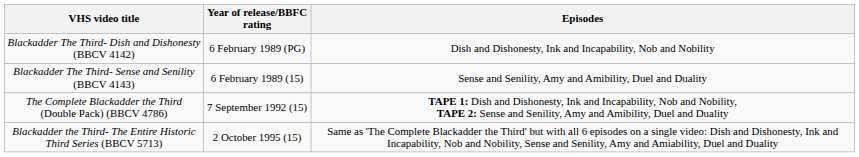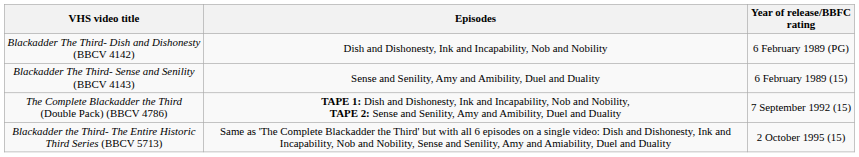columns swapped: (257, 19) <-> (583, 19)
